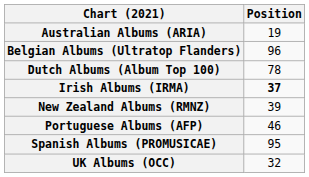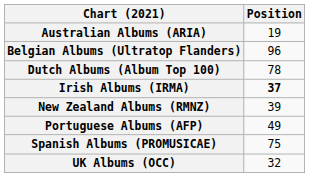(274, 126) 46 -> (274, 126) 49
(274, 144) 95 -> (274, 144) 75
